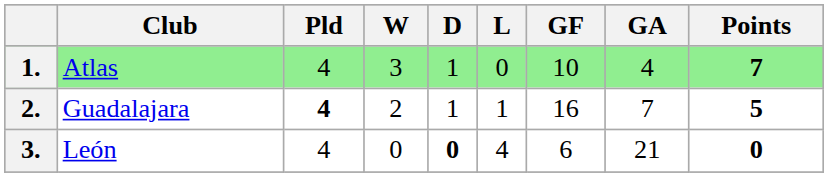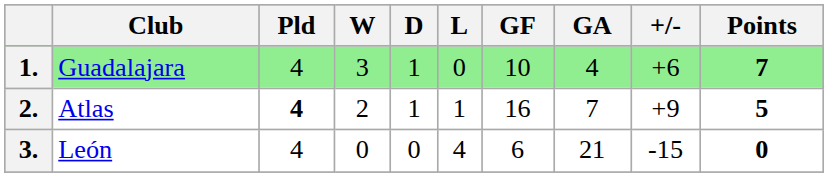+ column: (666, 25)
(90, 66) Atlas -> (122, 66) Guadalajara
(126, 108) Guadalajara -> (86, 108) Atlas
(453, 150) bold -> (414, 150) normal
